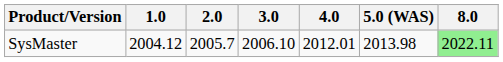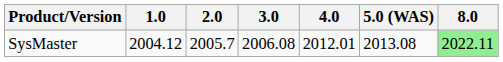(269, 43) 2006.10 -> (269, 43) 2006.08
(390, 43) 2013.98 -> (390, 43) 2013.08
